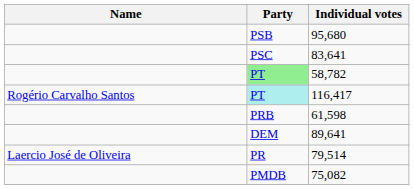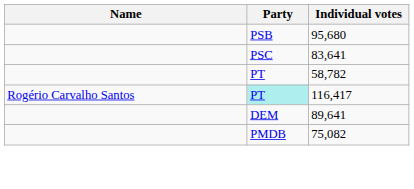(258, 74) lightgreen background -> (258, 74) no background
- row: (329, 114)
- row: (329, 154)
